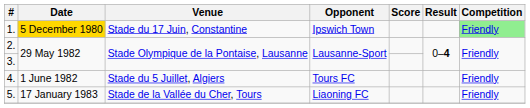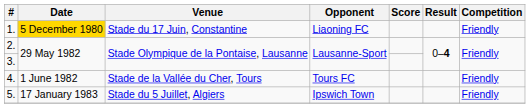(343, 29) Ipswich Town -> (341, 29) Liaoning FC
(480, 29) lightgreen background -> (480, 29) no background
(166, 78) Stade du 5 Juillet, Algiers -> (185, 78) Stade de la Vallée du Cher, Tours
(185, 95) Stade de la Vallée du Cher, Tours -> (166, 95) Stade du 5 Juillet, Algiers
(341, 95) Liaoning FC -> (343, 95) Ipswich Town
